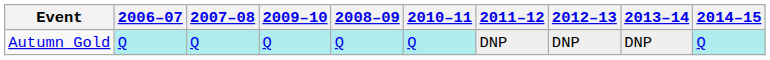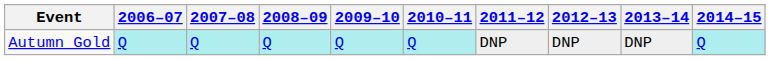columns swapped: (367, 17) <-> (295, 17)
